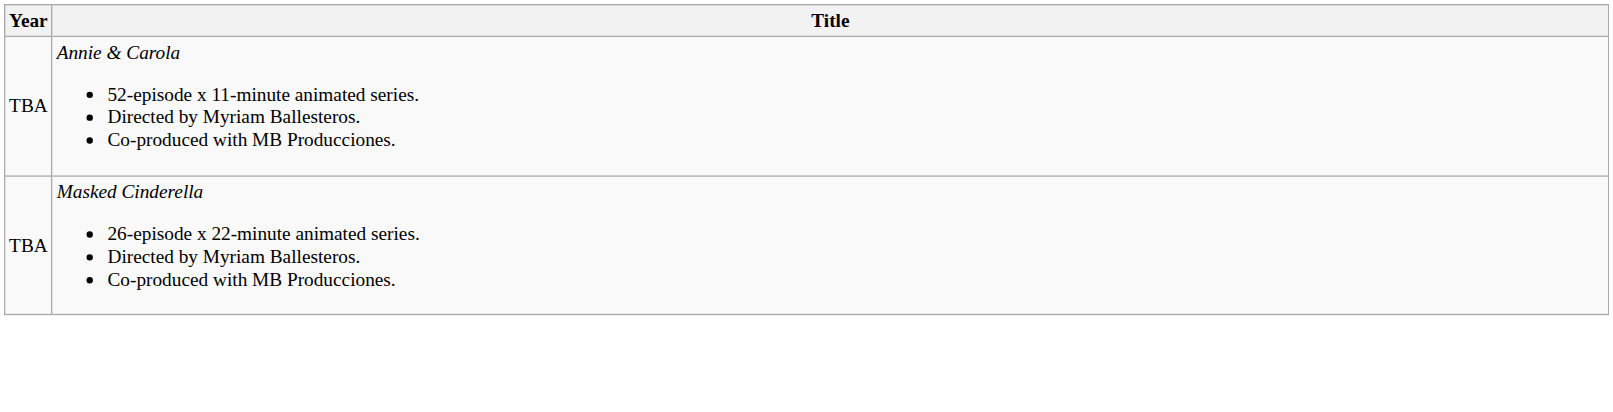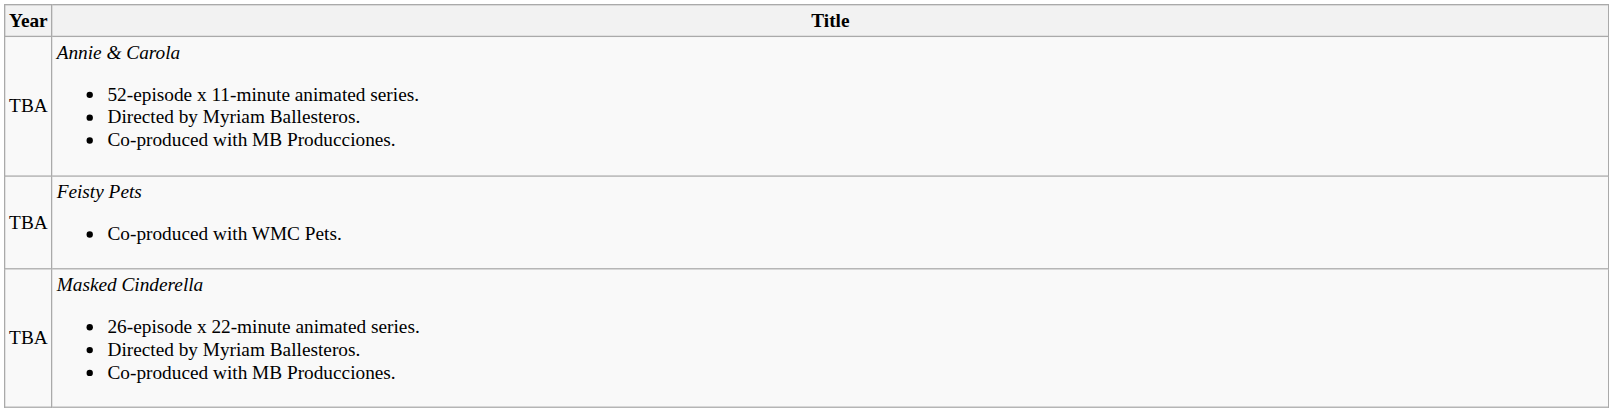+ row: (830, 213)
